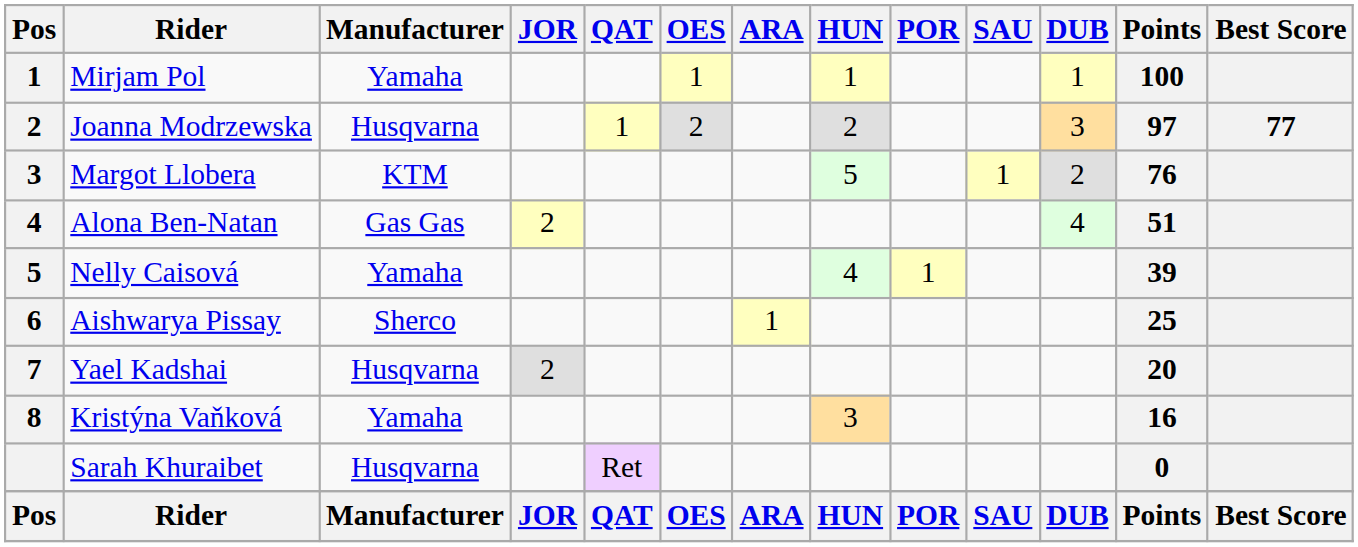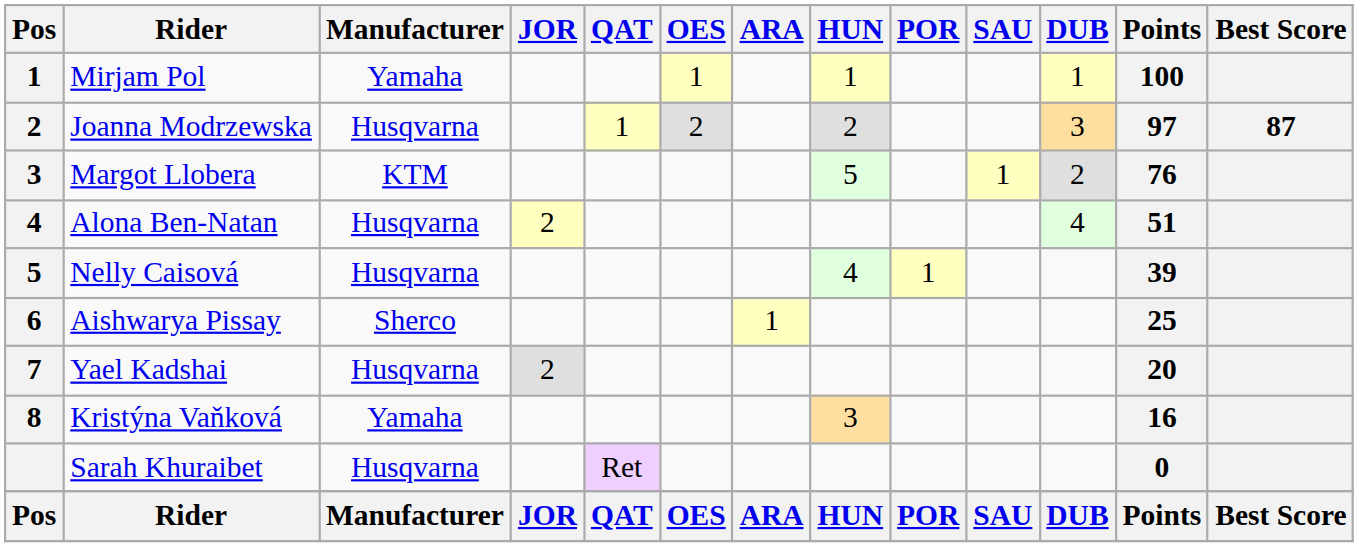(1281, 125) 77 -> (1281, 125) 87
(415, 223) Gas Gas -> (415, 223) Husqvarna
(415, 271) Yamaha -> (415, 271) Husqvarna
